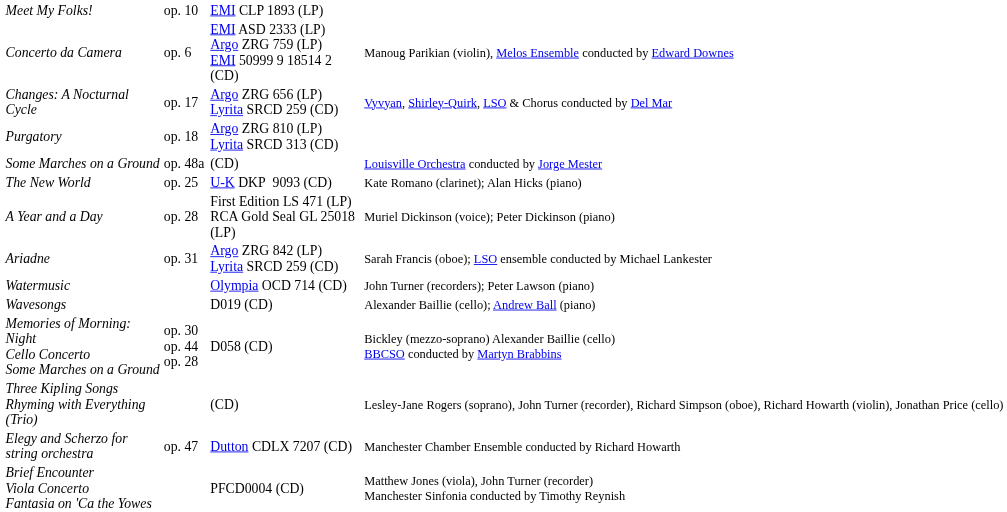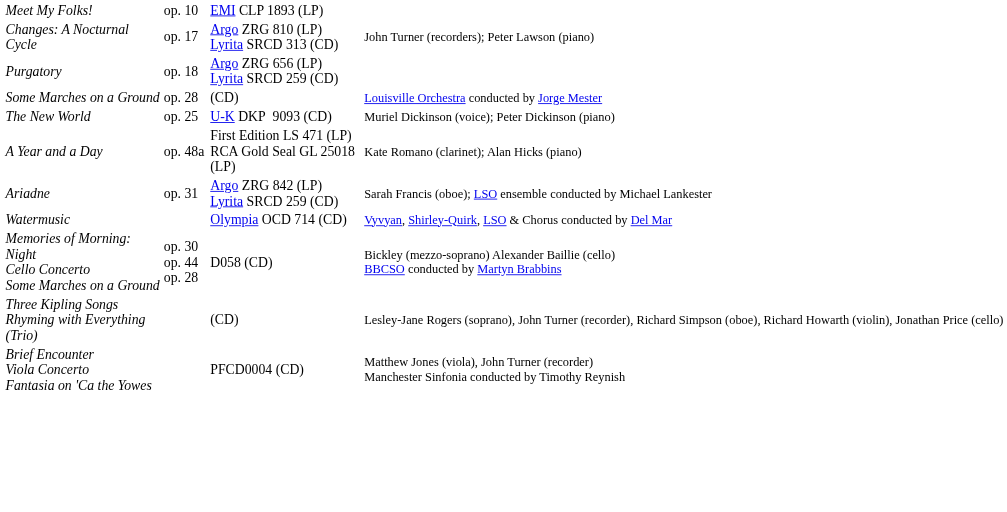- row: (64, 52)
(274, 102) Argo ZRG 656 (LP) Lyrita SRCD 259 (CD) -> (274, 37) Argo ZRG 810 (LP) Lyrita SRCD 313 (CD)
(518, 102) Vyvyan, Shirley-Quirk, LSO & Chorus conducted by Del Mar -> (479, 37) John Turner (recorders); Peter Lawson (piano)
(274, 136) Argo ZRG 810 (LP) Lyrita SRCD 313 (CD) -> (274, 71) Argo ZRG 656 (LP) Lyrita SRCD 259 (CD)
(184, 163) op. 48a -> (181, 98) op. 28
(473, 182) Kate Romano (clarinet); Alan Hicks (piano) -> (489, 117) Muriel Dickinson (voice); Peter Dickinson (piano)
(181, 216) op. 28 -> (184, 151) op. 48a
(489, 216) Muriel Dickinson (voice); Peter Dickinson (piano) -> (473, 151) Kate Romano (clarinet); Alan Hicks (piano)
(479, 285) John Turner (recorders); Peter Lawson (piano) -> (518, 220) Vyvyan, Shirley-Quirk, LSO & Chorus conducted by Del Mar
- row: (36, 304)
- row: (67, 446)
